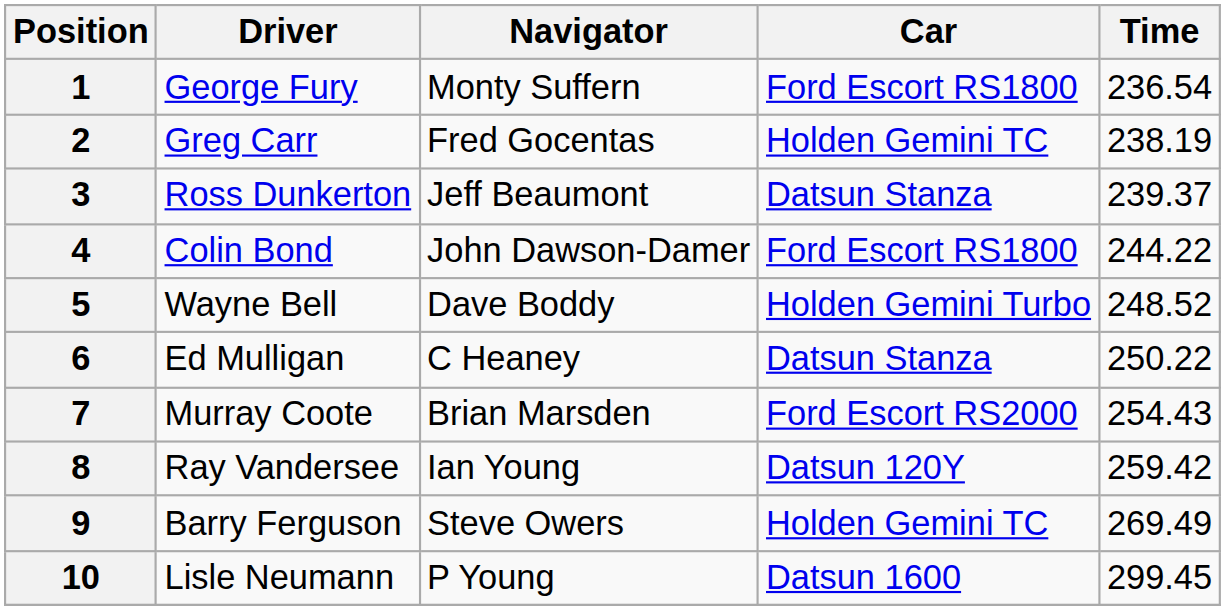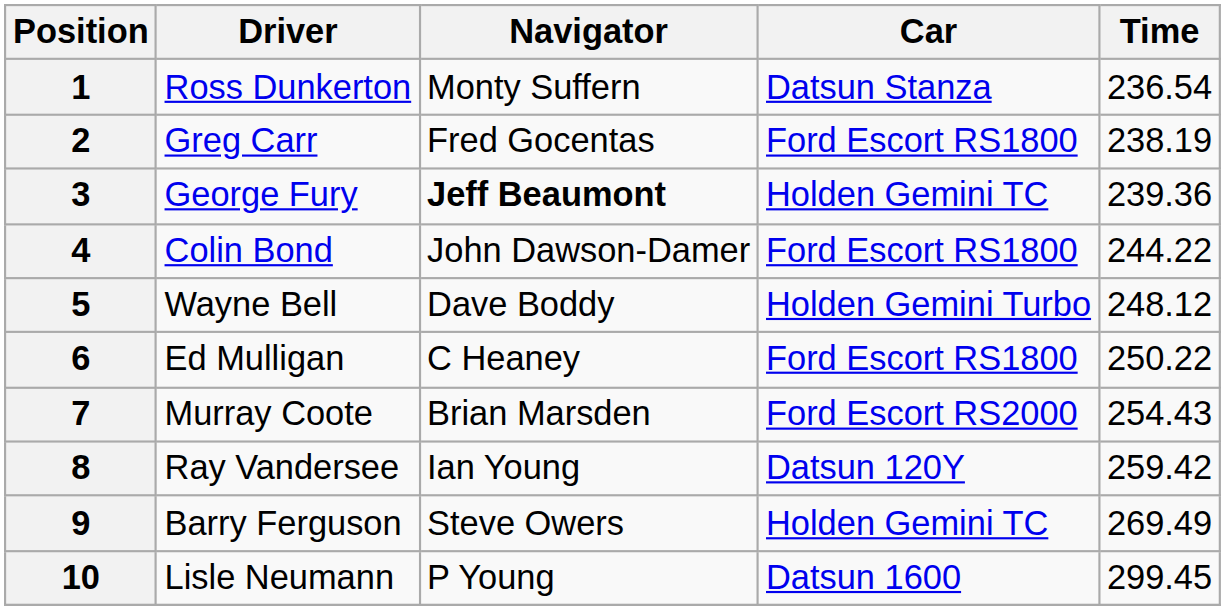(261, 86) George Fury -> (288, 86) Ross Dunkerton
(922, 86) Ford Escort RS1800 -> (879, 86) Datsun Stanza
(907, 140) Holden Gemini TC -> (922, 140) Ford Escort RS1800
(288, 195) Ross Dunkerton -> (261, 195) George Fury
(538, 195) normal -> (547, 195) bold
(879, 195) Datsun Stanza -> (907, 195) Holden Gemini TC
(1160, 195) 239.37 -> (1160, 195) 239.36
(1160, 304) 248.52 -> (1160, 304) 248.12
(879, 359) Datsun Stanza -> (922, 359) Ford Escort RS1800
